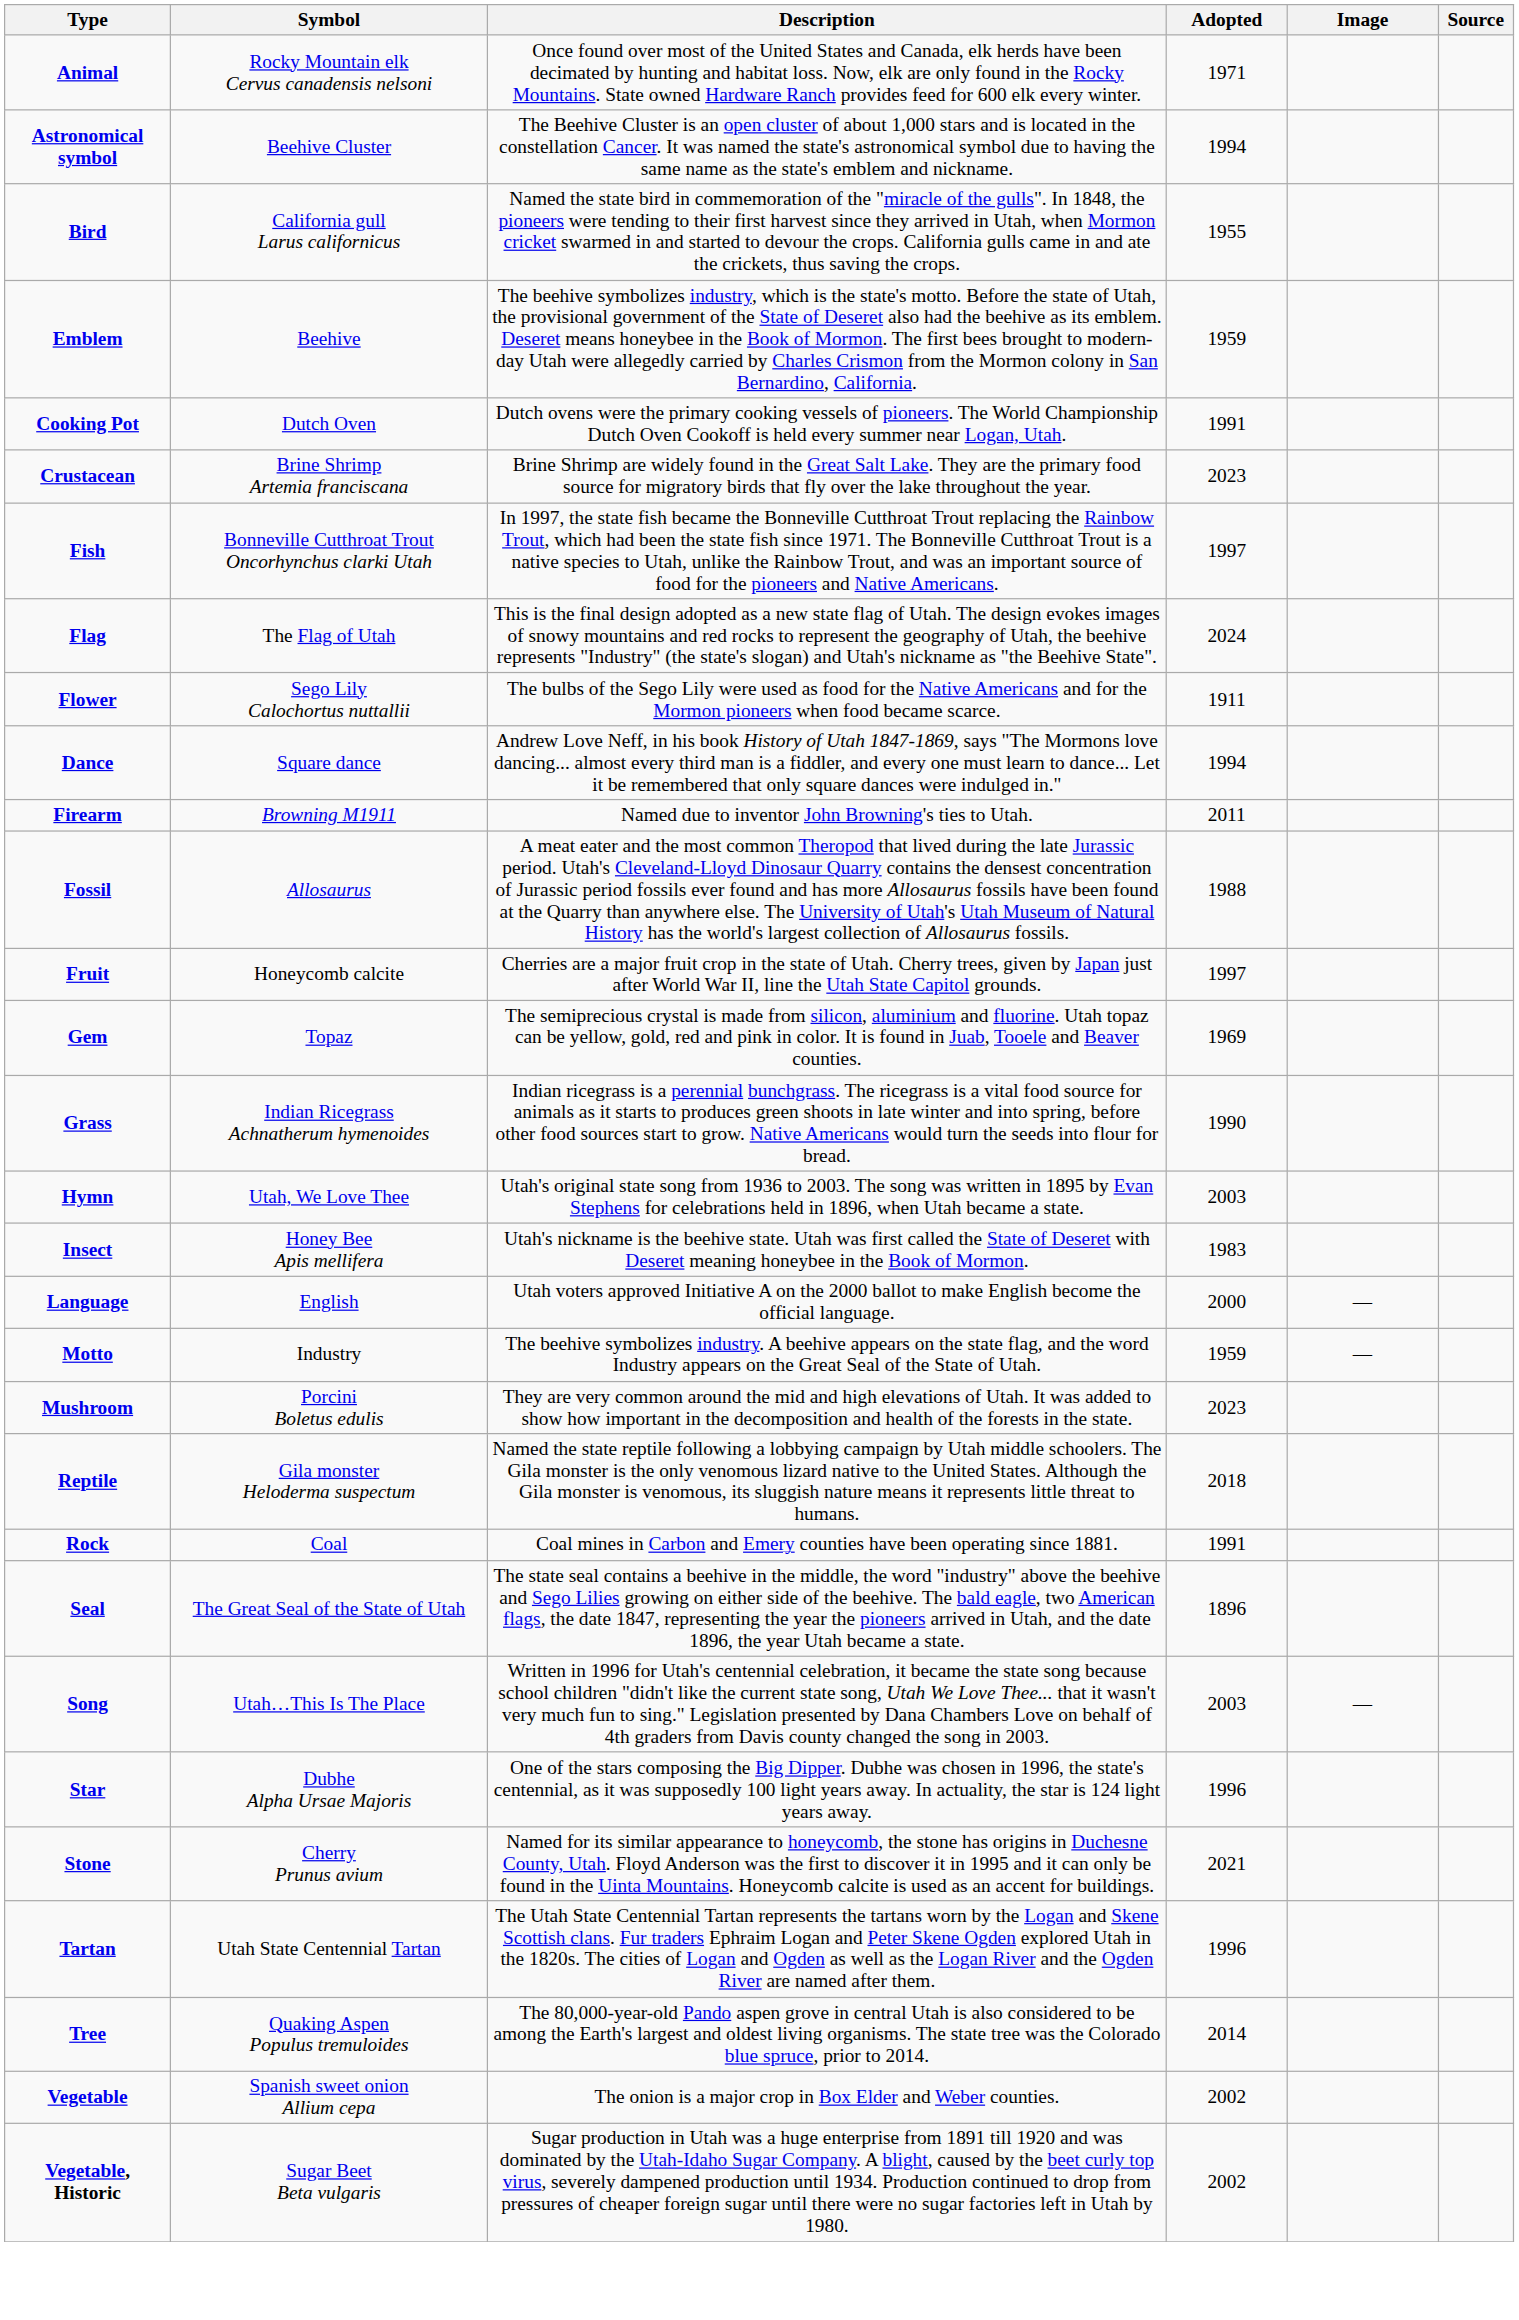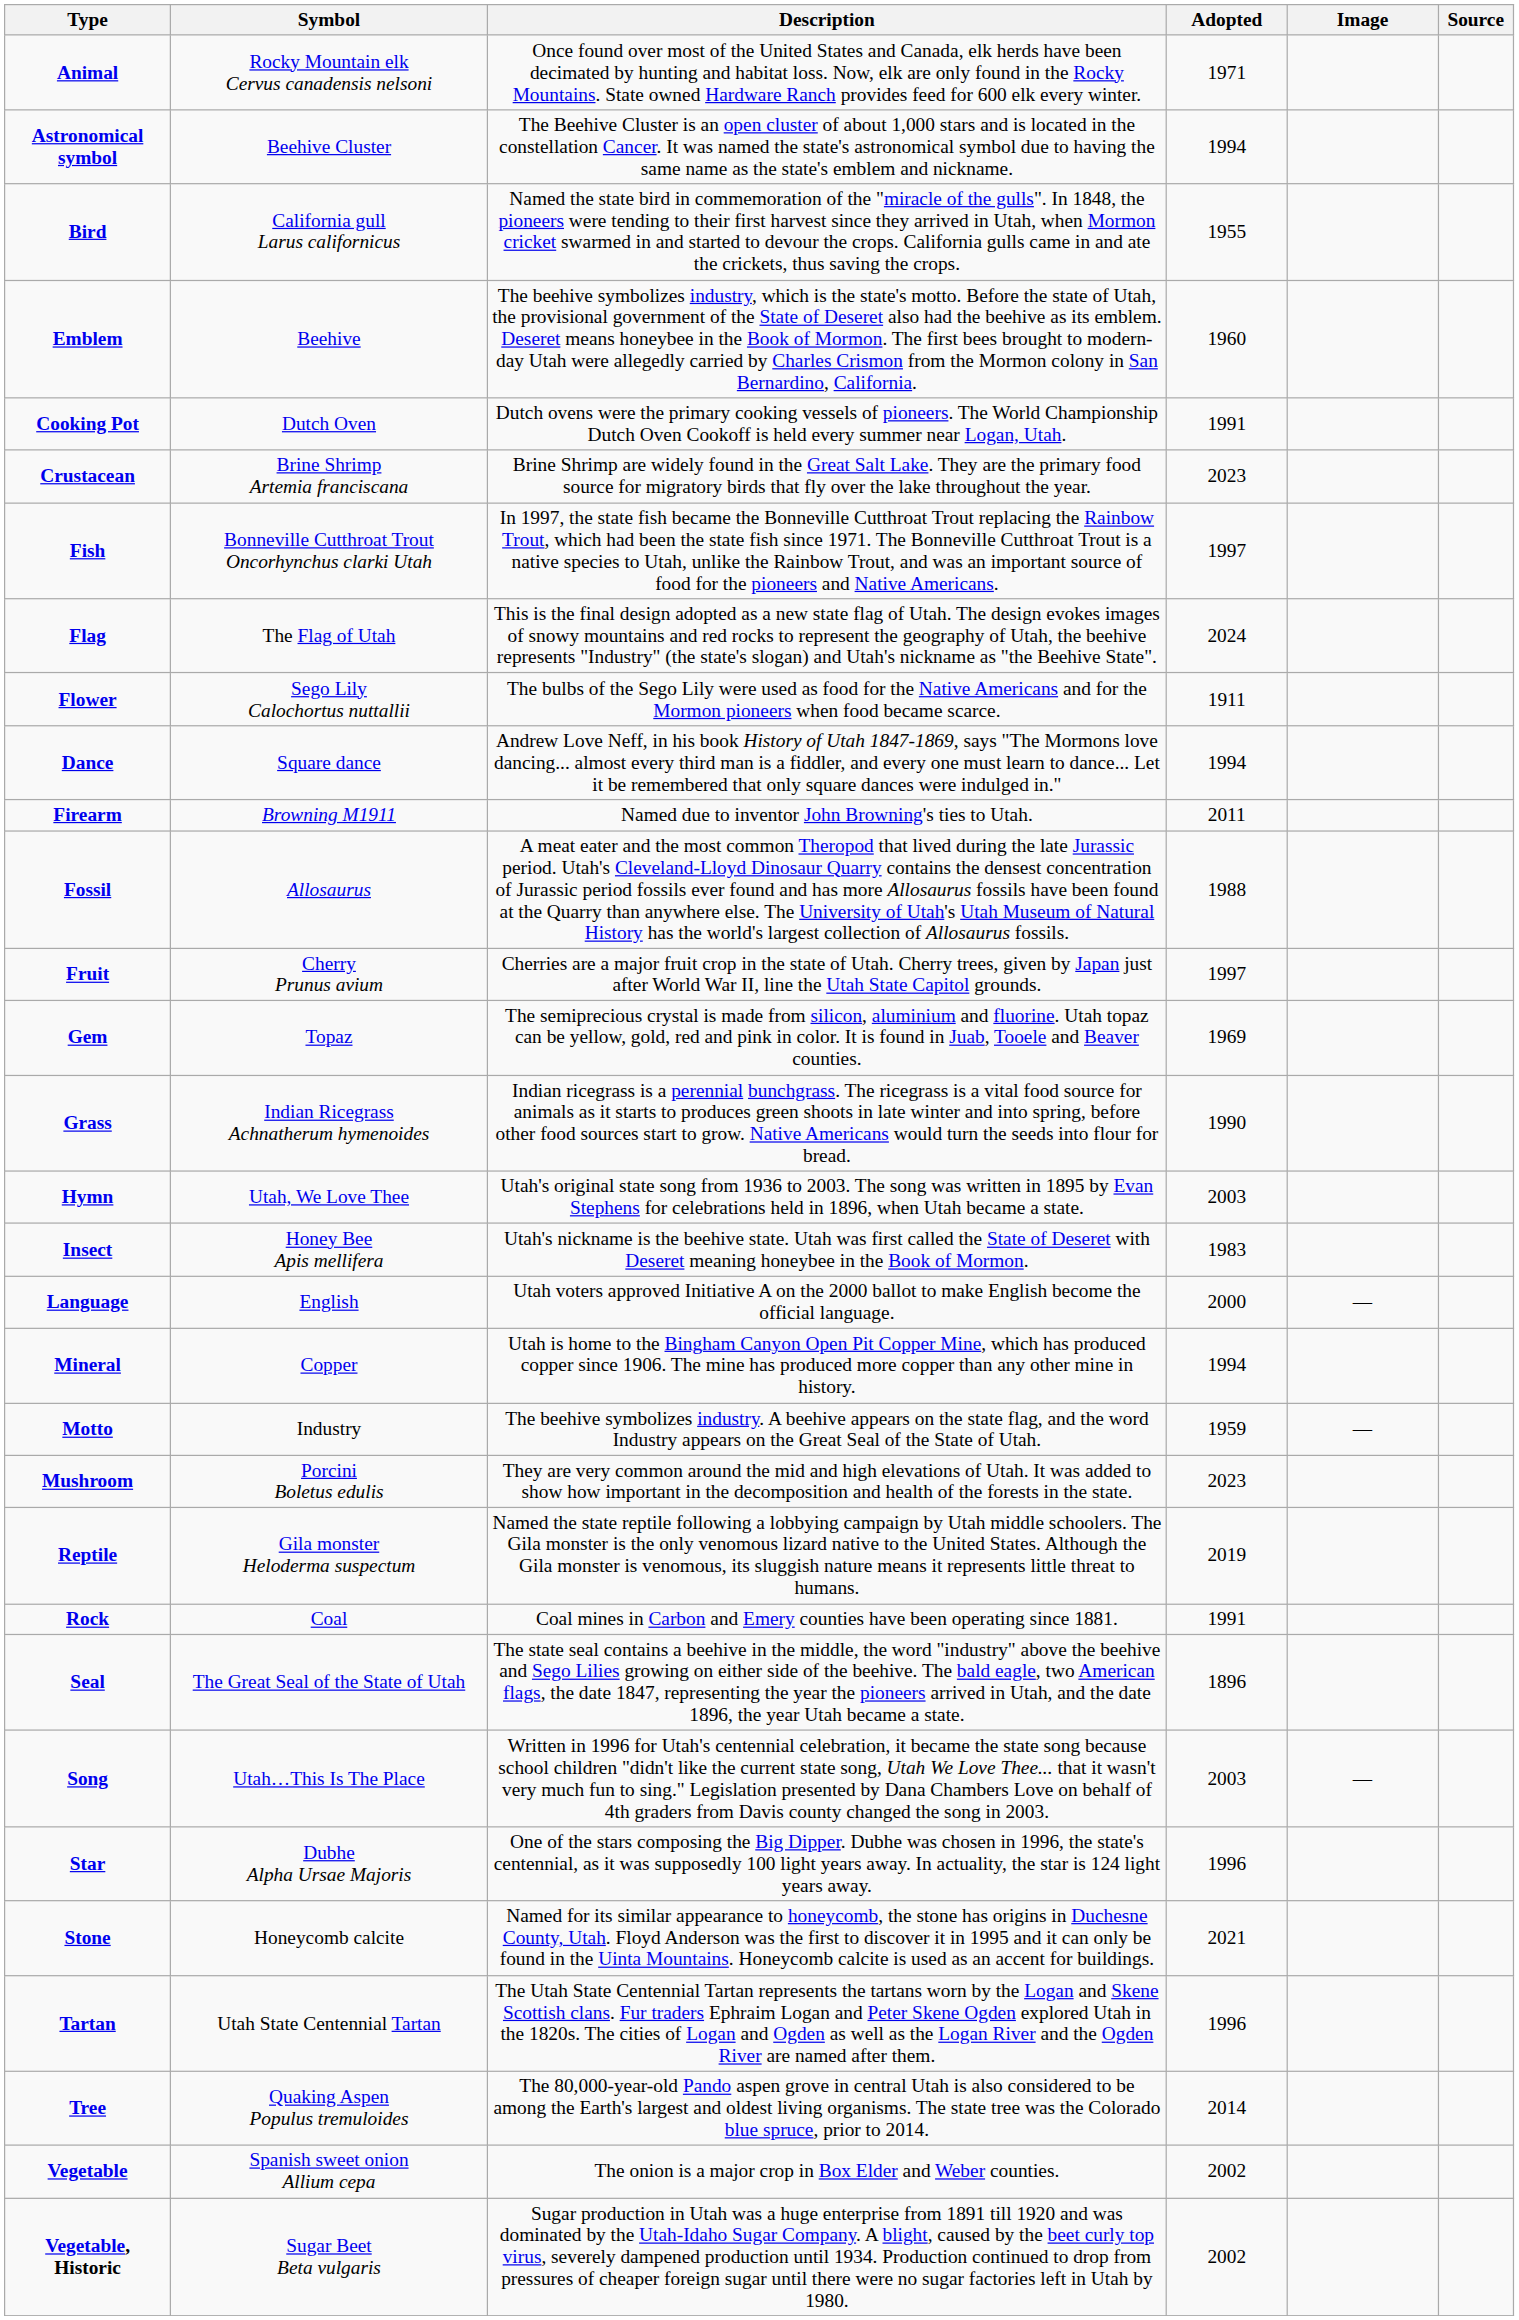(1227, 338) 1959 -> (1227, 338) 1960
(329, 974) Honeycomb calcite -> (329, 974) Cherry Prunus avium
+ row: (88, 1365)
(1227, 1481) 2018 -> (1227, 1555) 2019
(329, 1863) Cherry Prunus avium -> (329, 1937) Honeycomb calcite
